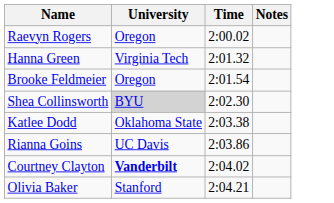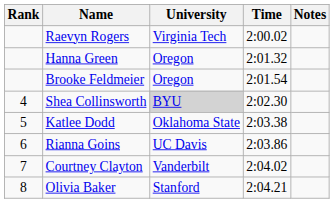+ column: (23, 15)
(135, 36) Oregon -> (190, 36) Virginia Tech
(152, 58) Virginia Tech -> (173, 58) Oregon
(146, 166) bold -> (181, 166) normal
